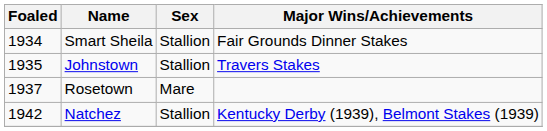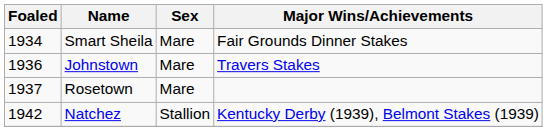(185, 41) Stallion -> (177, 41) Mare
(25, 65) 1935 -> (25, 65) 1936
(185, 65) Stallion -> (177, 65) Mare
